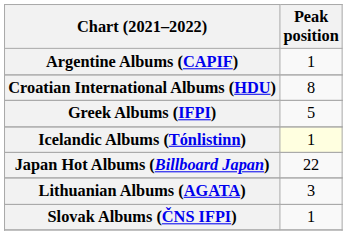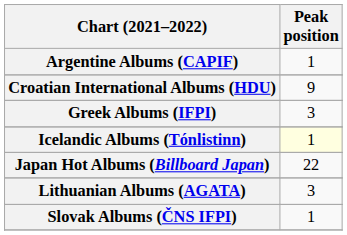(311, 87) 8 -> (311, 87) 9
(311, 113) 5 -> (311, 113) 3
